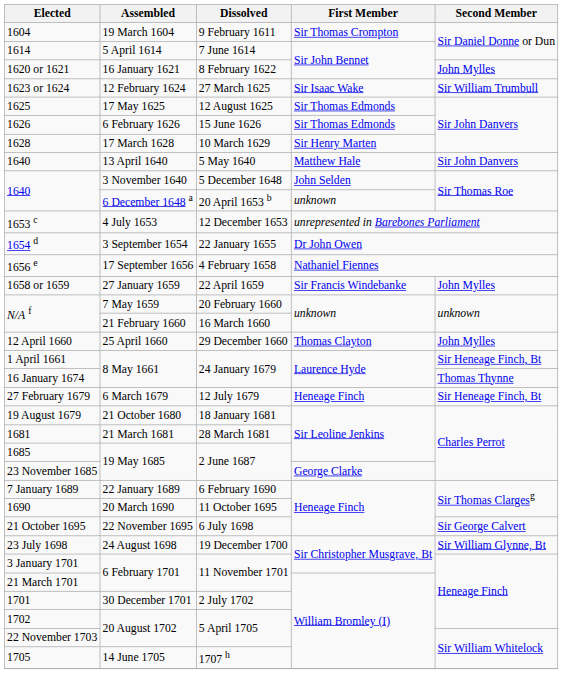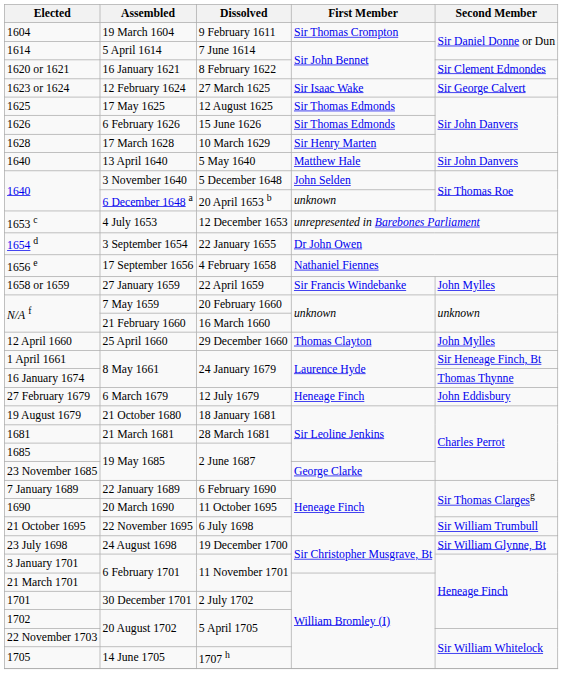(466, 69) John Mylles -> (492, 69) Sir Clement Edmondes
(488, 87) Sir William Trumbull -> (482, 87) Sir George Calvert
(489, 396) Sir Heneage Finch, Bt -> (474, 396) John Eddisbury
(482, 526) Sir George Calvert -> (488, 526) Sir William Trumbull
